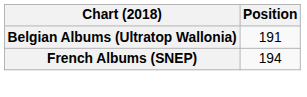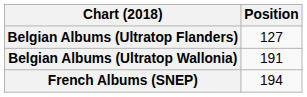+ row: (123, 37)
